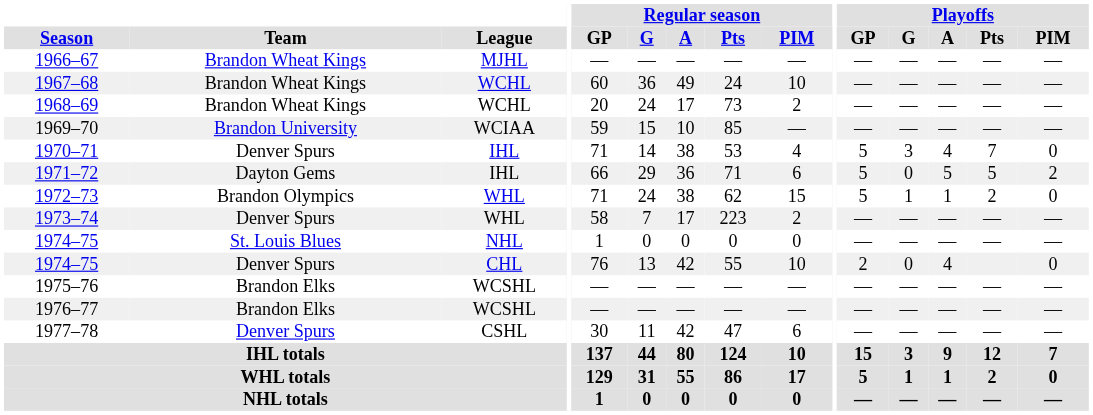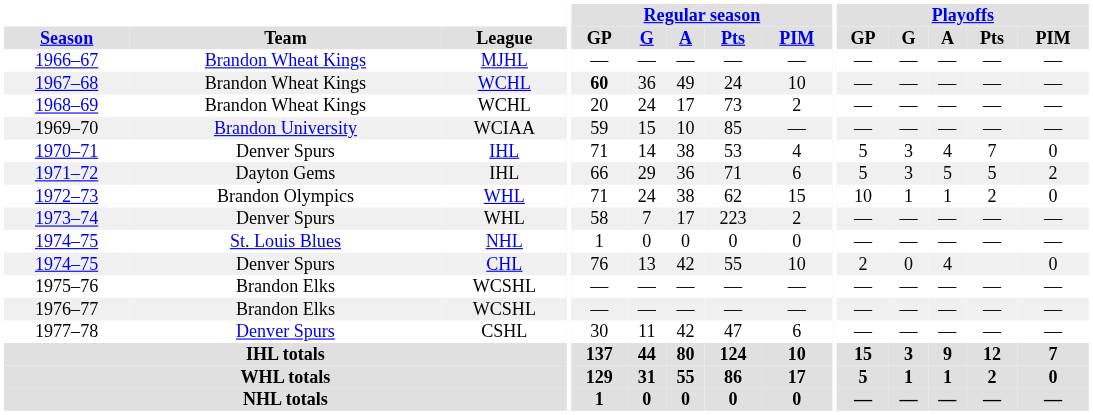(599, 83) normal -> (599, 83) bold
(909, 173) 0 -> (909, 173) 3
(863, 196) 5 -> (863, 196) 10
